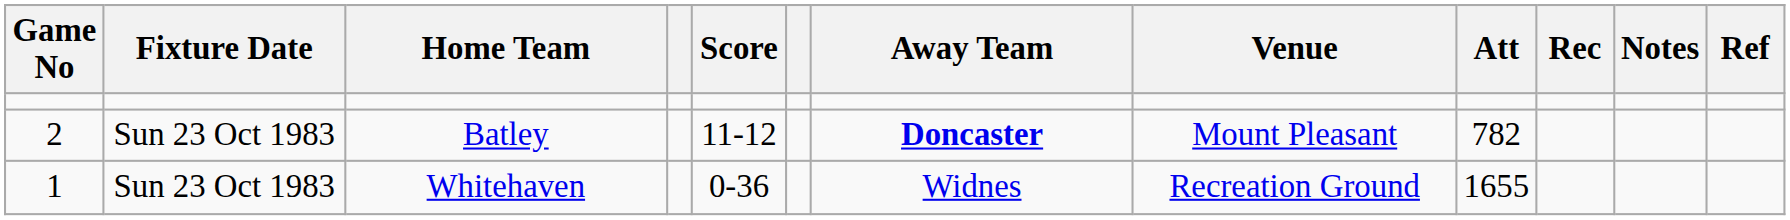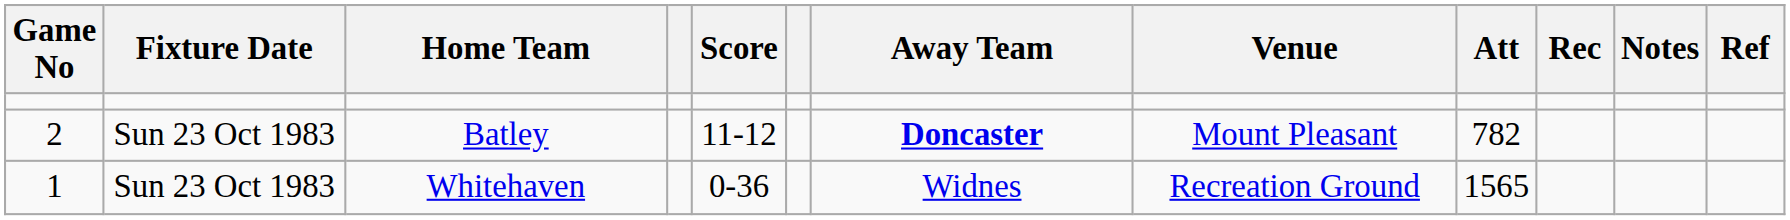(1496, 186) 1655 -> (1496, 186) 1565
